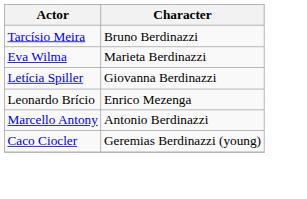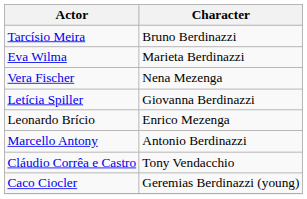+ row: (41, 78)
+ row: (72, 162)
